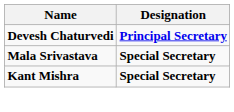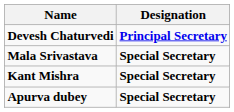+ row: (47, 96)
